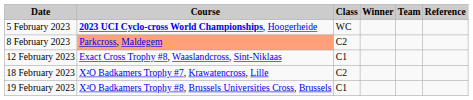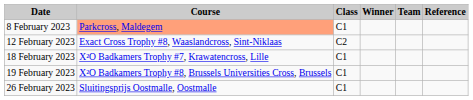- row: (38, 27)
(341, 42) C2 -> (341, 27) C1
(341, 57) C1 -> (341, 42) C2
(341, 73) C2 -> (341, 57) C1
+ row: (41, 88)
